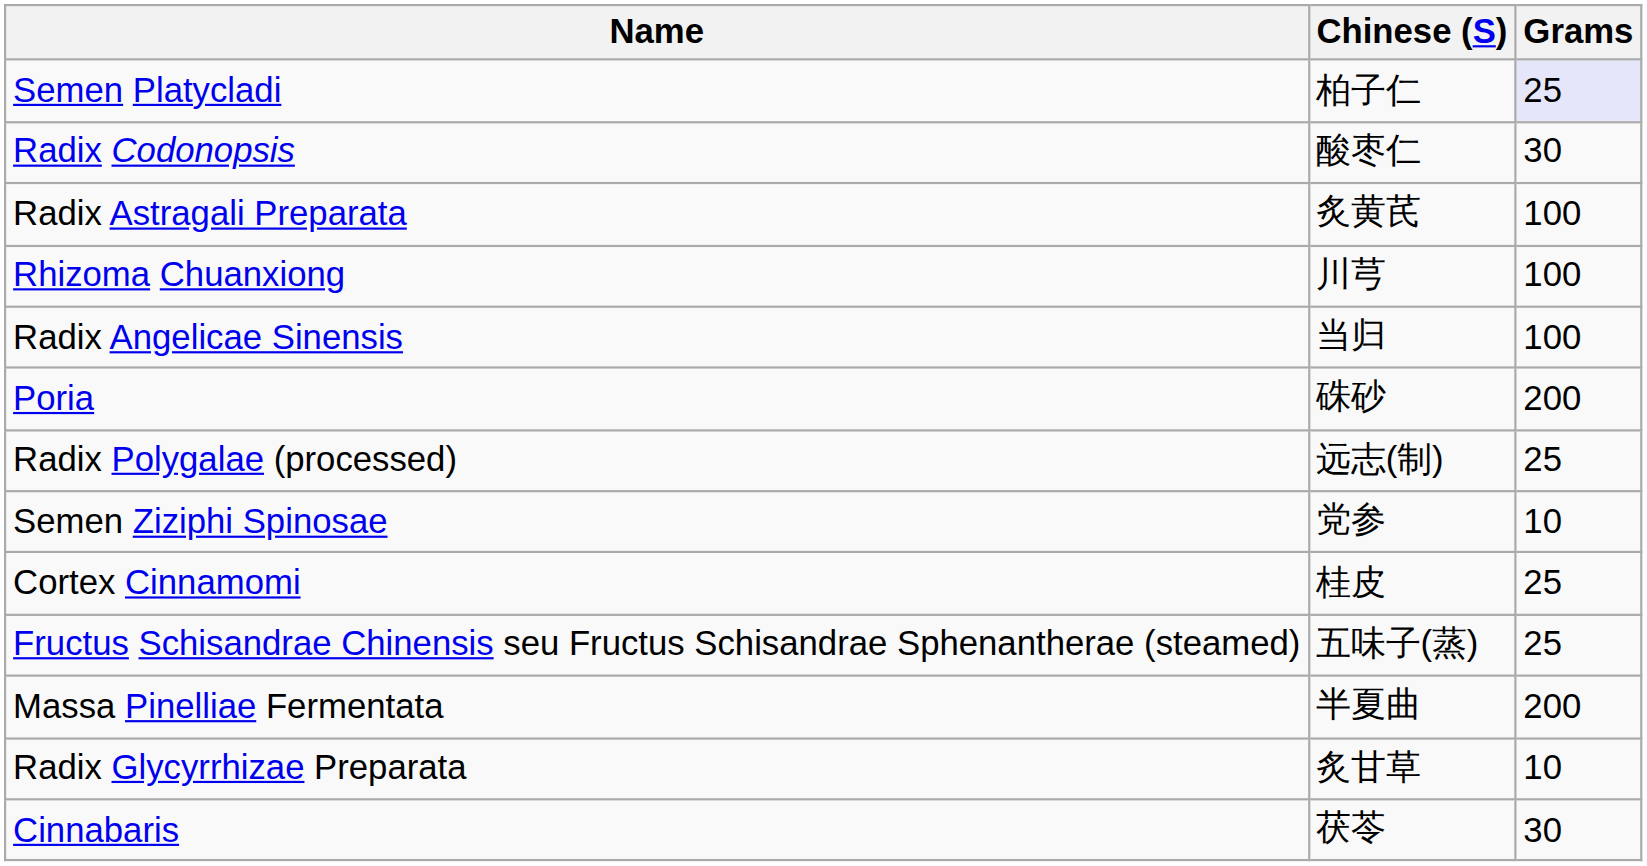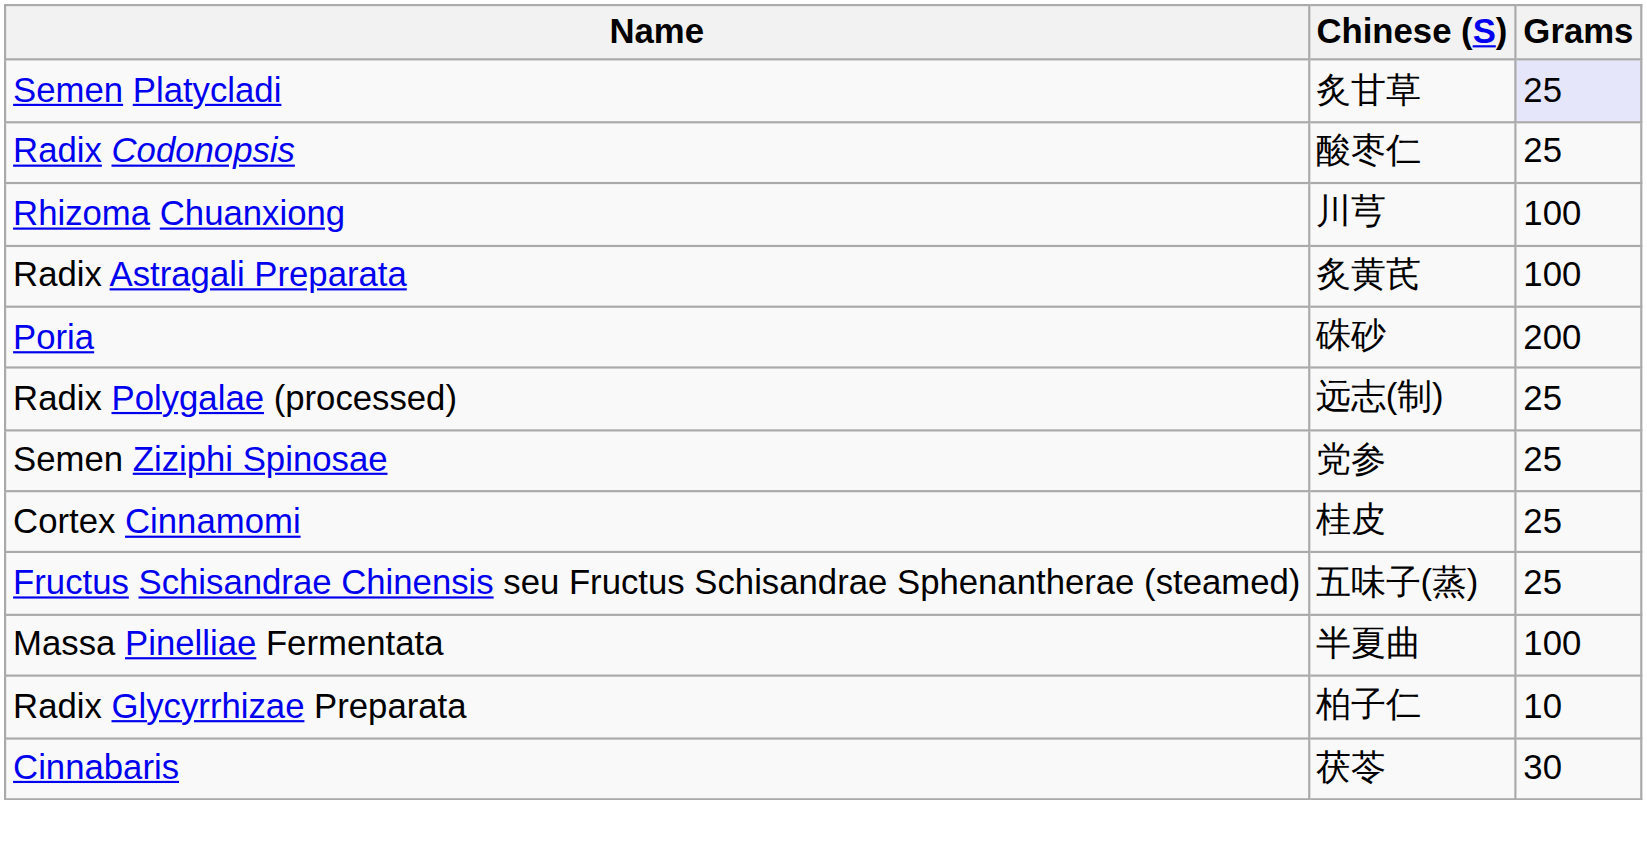(1368, 89) 柏子仁 -> (1368, 89) 炙甘草
(1543, 151) 30 -> (1543, 151) 25
rows swapped: (210, 213) <-> (179, 275)
- row: (208, 336)
(1543, 521) 10 -> (1543, 459) 25
(1552, 706) 200 -> (1552, 644) 100
(1368, 766) 炙甘草 -> (1368, 705) 柏子仁
